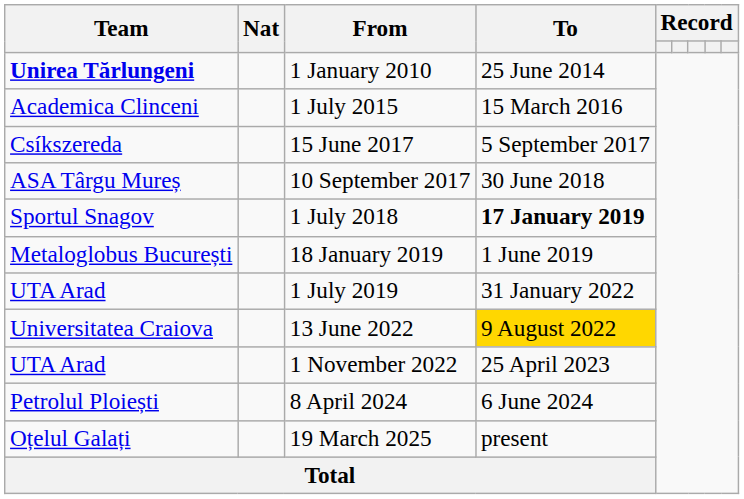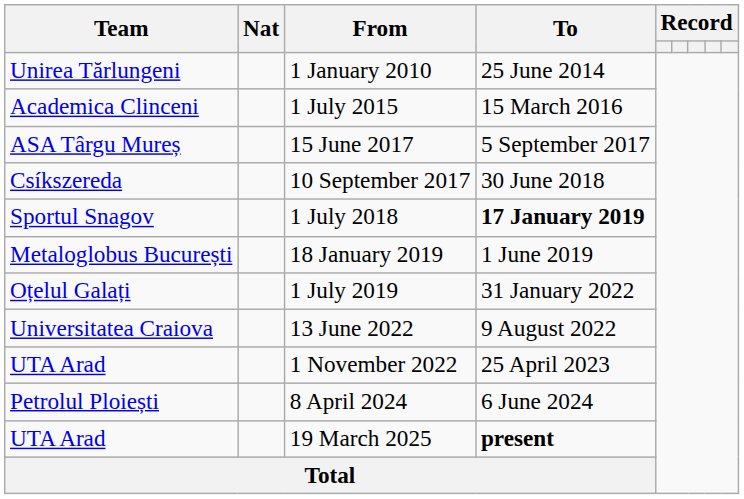(102, 70) bold -> (95, 70) normal
(66, 143) Csíkszereda -> (95, 143) ASA Târgu Mureș
(95, 180) ASA Târgu Mureș -> (66, 180) Csíkszereda
(58, 291) UTA Arad -> (70, 291) Oțelul Galați
(549, 327) gold background -> (549, 327) no background
(70, 438) Oțelul Galați -> (58, 438) UTA Arad
(514, 438) normal -> (517, 438) bold
